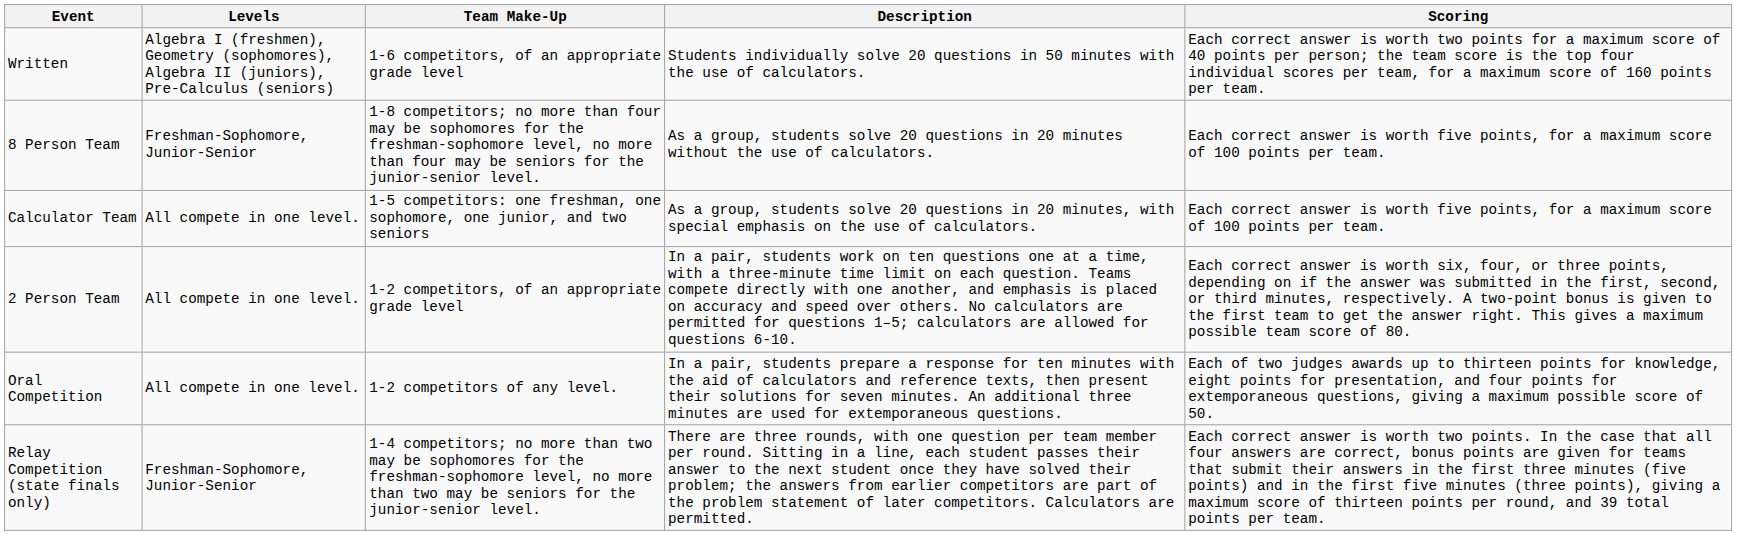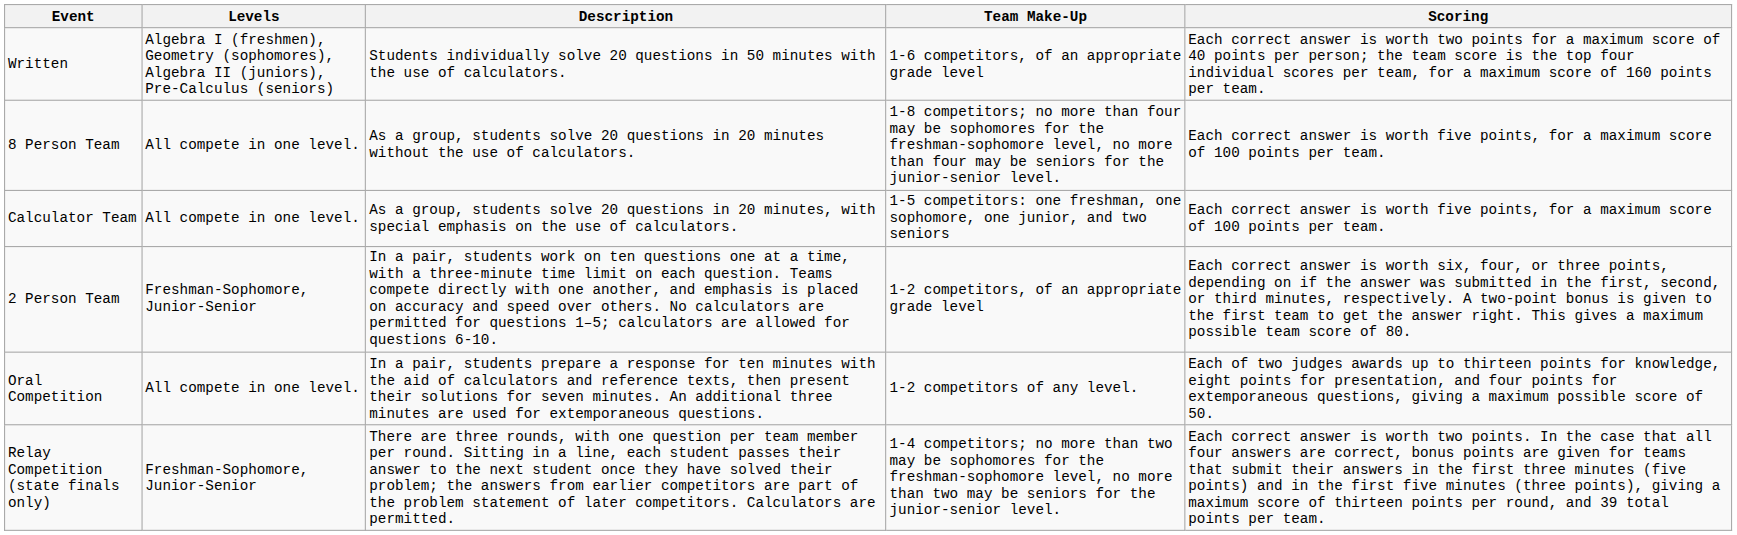columns swapped: (925, 16) <-> (515, 16)
(227, 145) Freshman-Sophomore, Junior-Senior -> (253, 145) All compete in one level.
(253, 299) All compete in one level. -> (227, 299) Freshman-Sophomore, Junior-Senior
